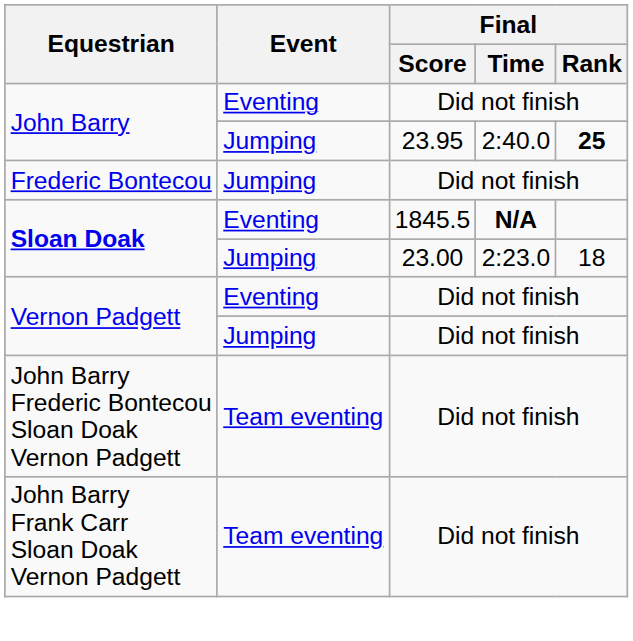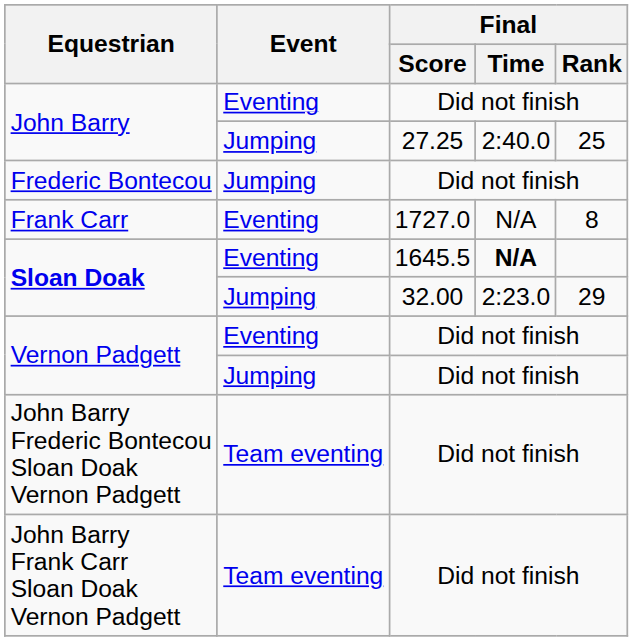(433, 141) 23.95 -> (433, 141) 27.25
(592, 141) bold -> (592, 141) normal
+ row: (69, 219)
(433, 219) 1845.5 -> (433, 258) 1645.5
(433, 258) 23.00 -> (433, 297) 32.00
(592, 258) 18 -> (592, 297) 29
